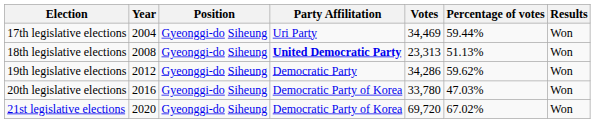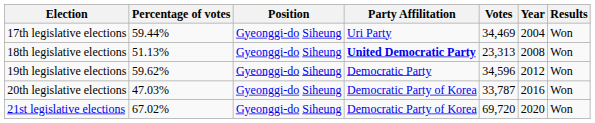columns swapped: (144, 14) <-> (496, 14)
(424, 71) 34,286 -> (499, 71) 34,596
(424, 90) 33,780 -> (499, 90) 33,787
